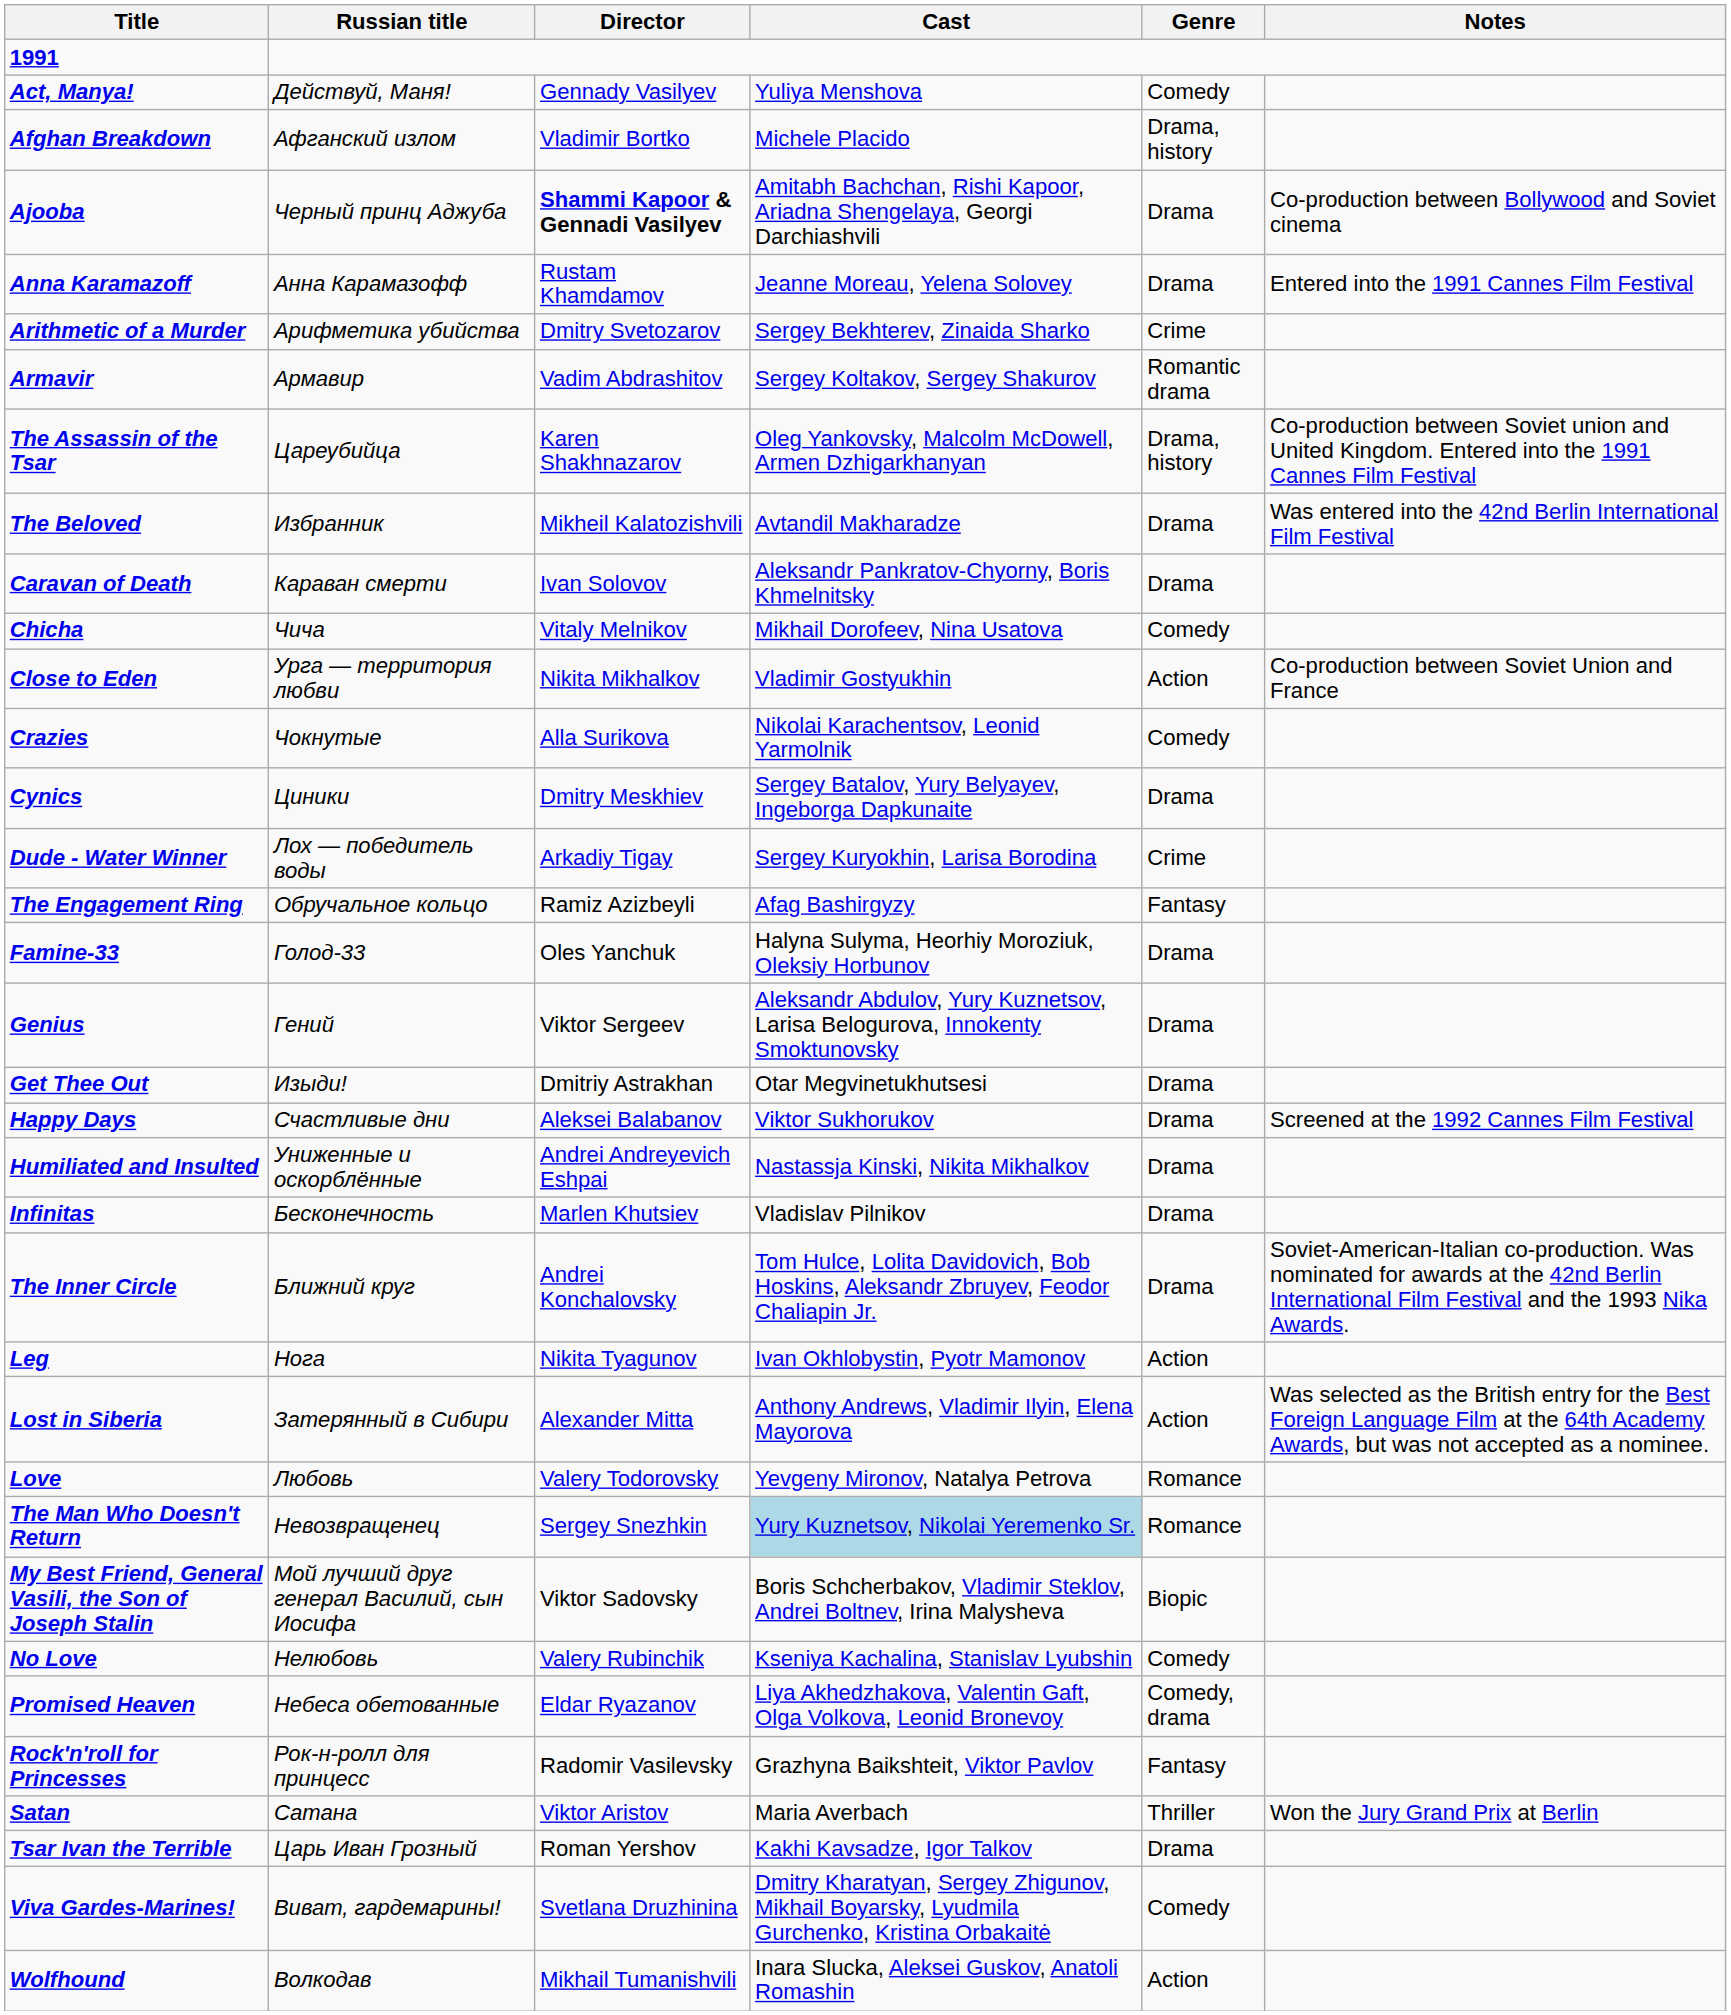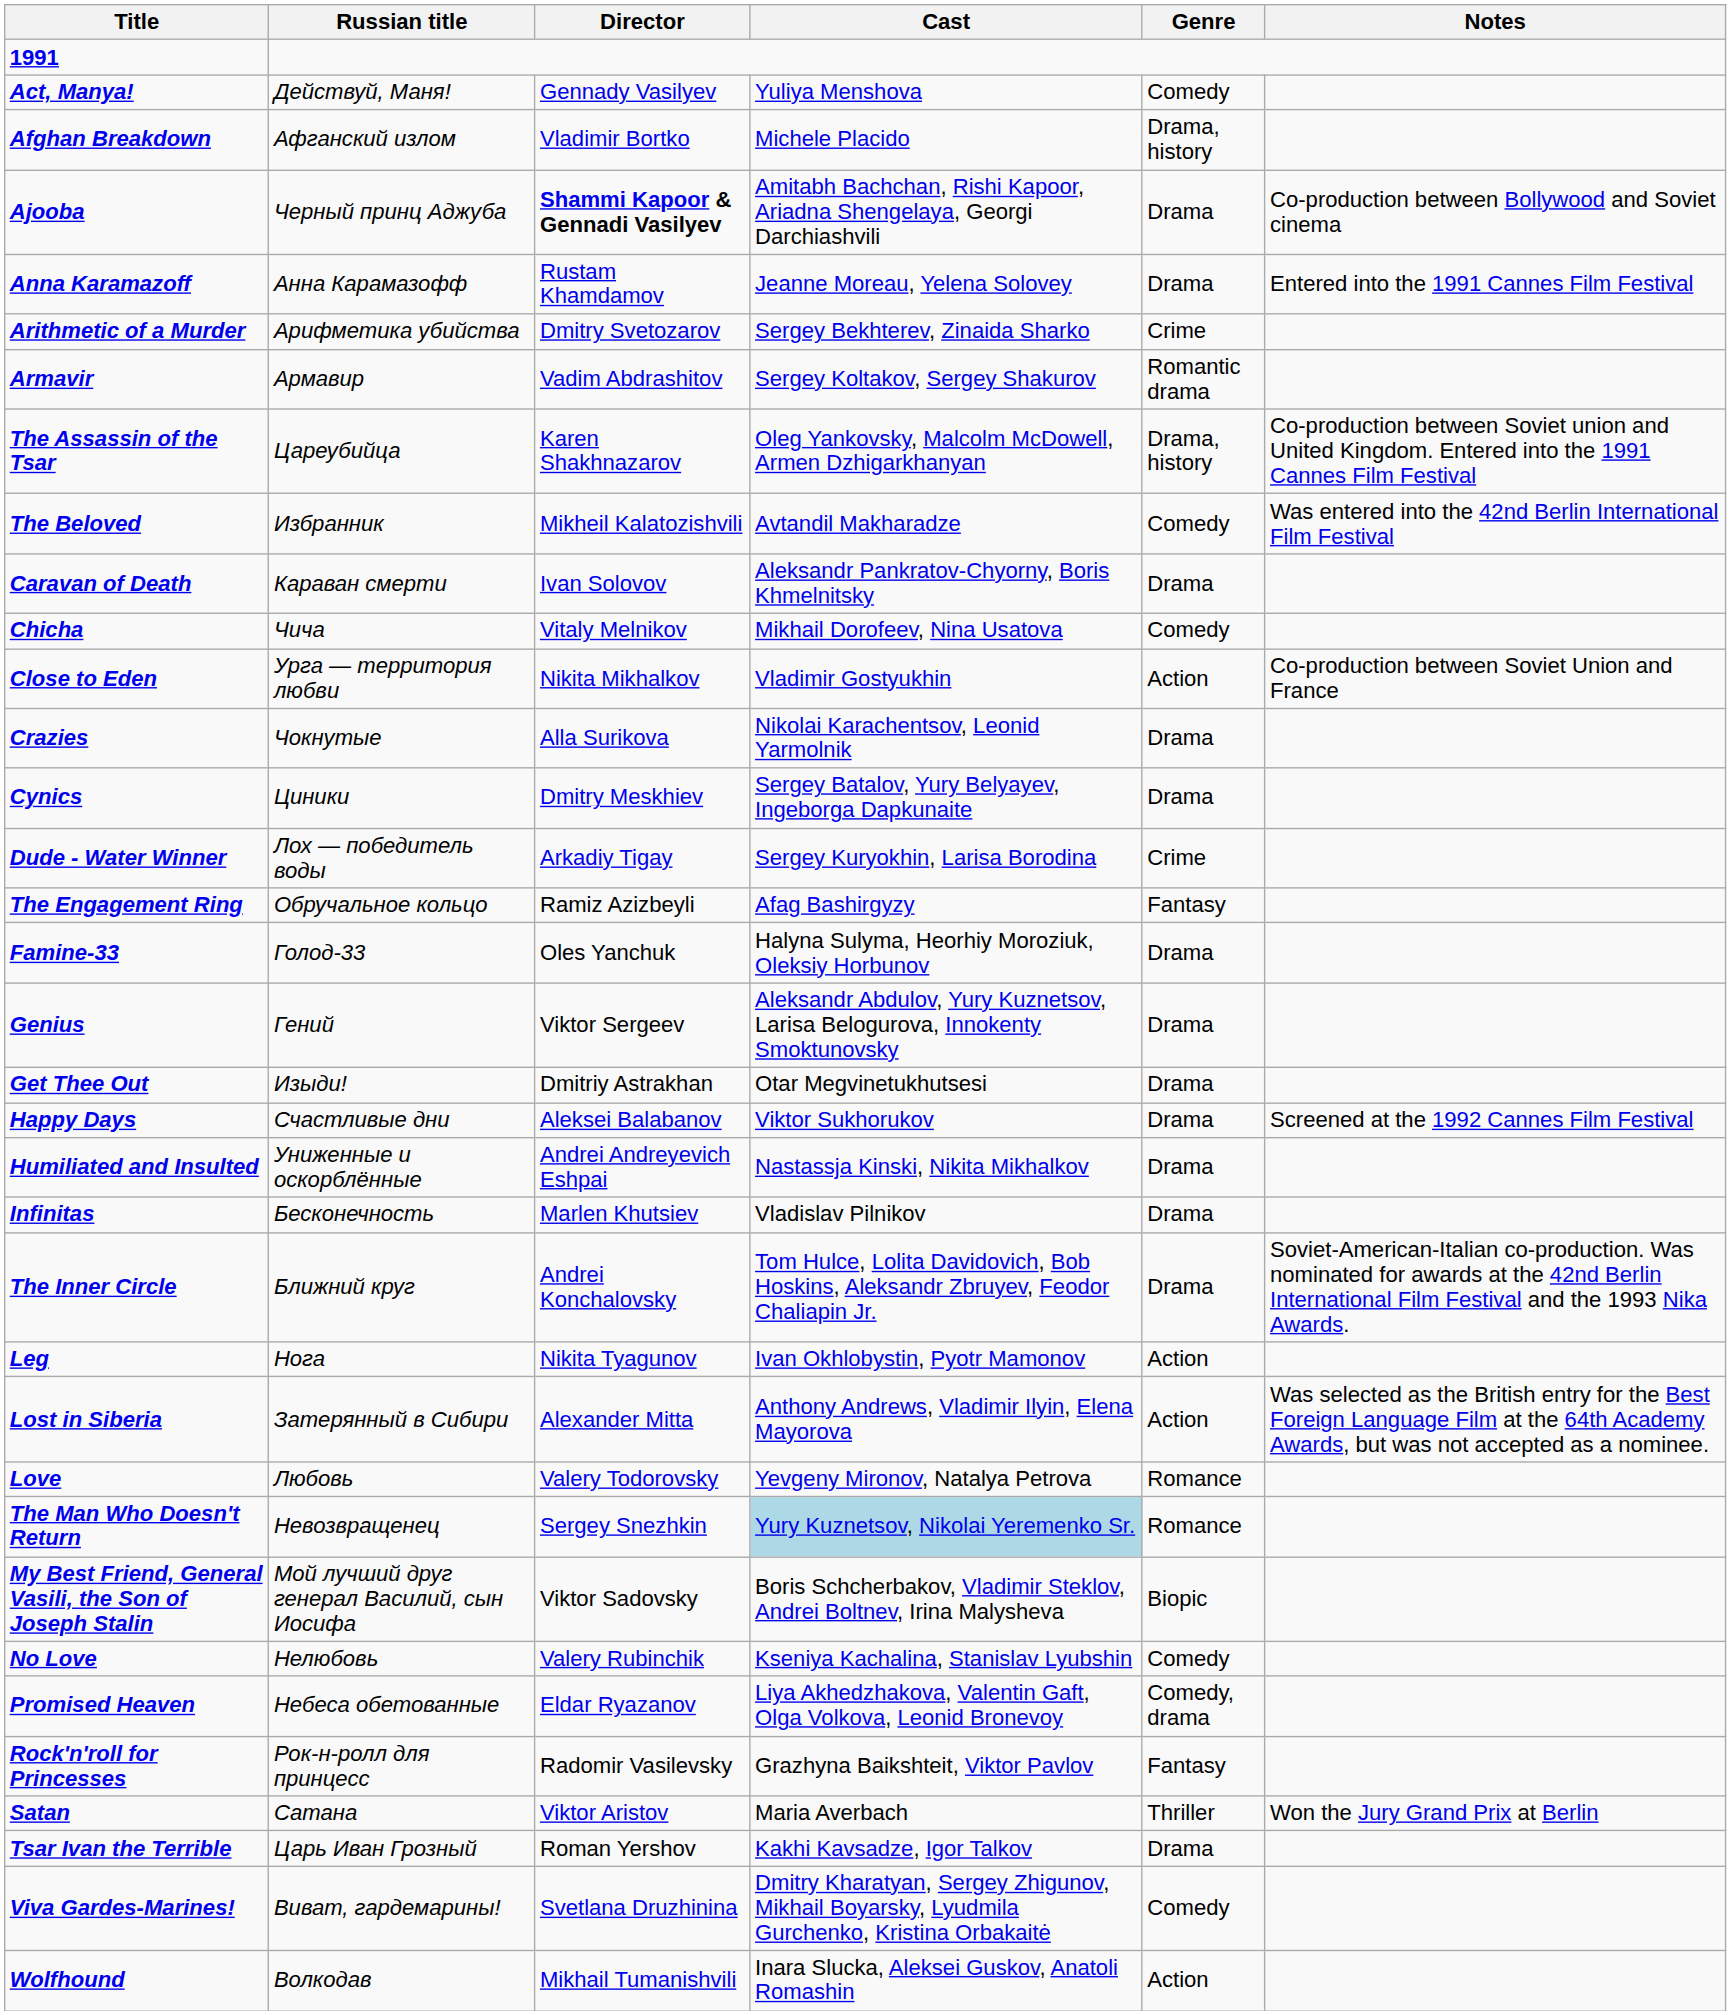(1180, 523) Drama -> (1188, 523) Comedy
(1188, 738) Comedy -> (1180, 738) Drama
